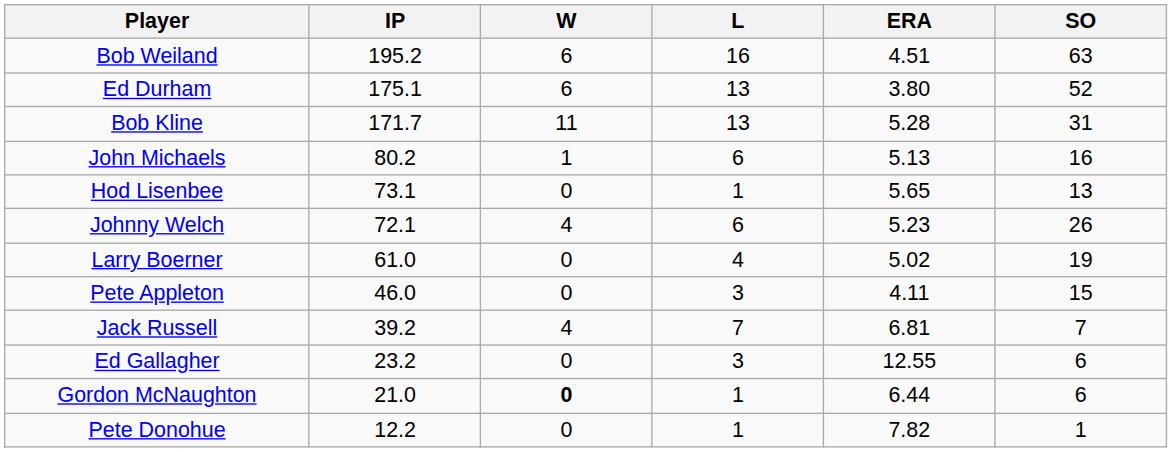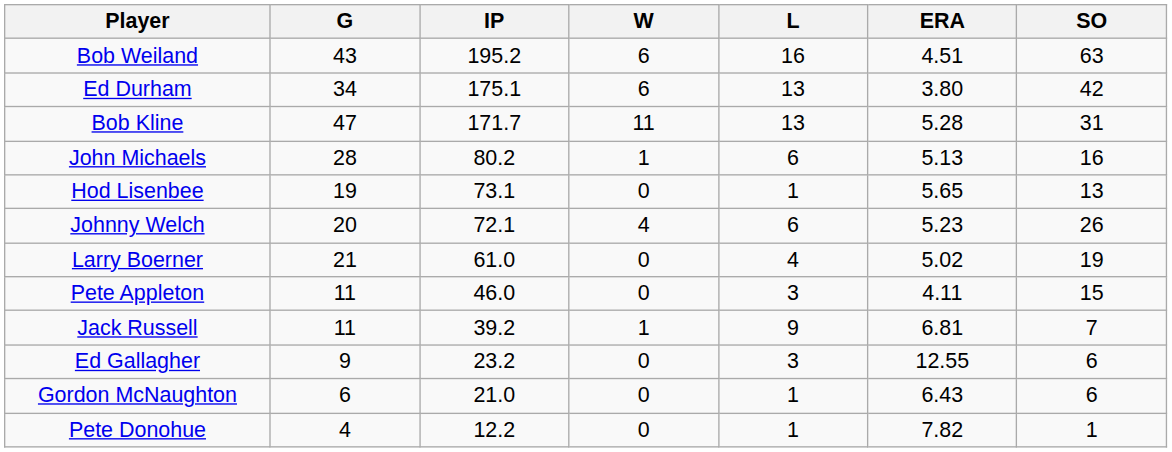+ column: (345, 21)
(1081, 89) 52 -> (1092, 89) 42
(567, 327) 4 -> (644, 327) 1
(738, 327) 7 -> (793, 327) 9
(567, 395) bold -> (644, 395) normal
(909, 395) 6.44 -> (942, 395) 6.43
